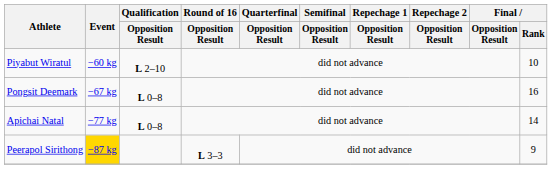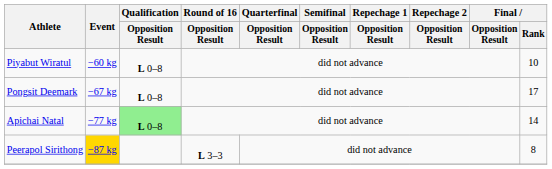(150, 69) L 2–10 -> (150, 69) L 0–8
(533, 92) 16 -> (533, 92) 17
(150, 127) no background -> (150, 127) lightgreen background
(533, 150) 9 -> (533, 150) 8
